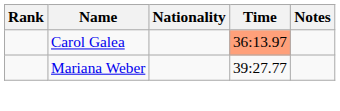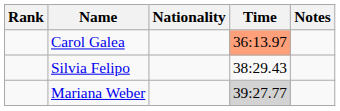+ row: (90, 67)
(260, 67) no background -> (260, 93) lightgrey background
